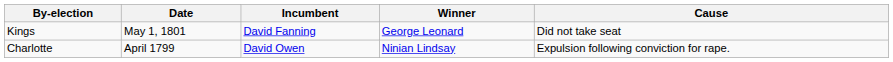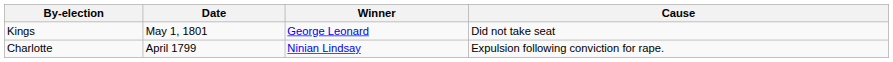- column: (310, 13)
